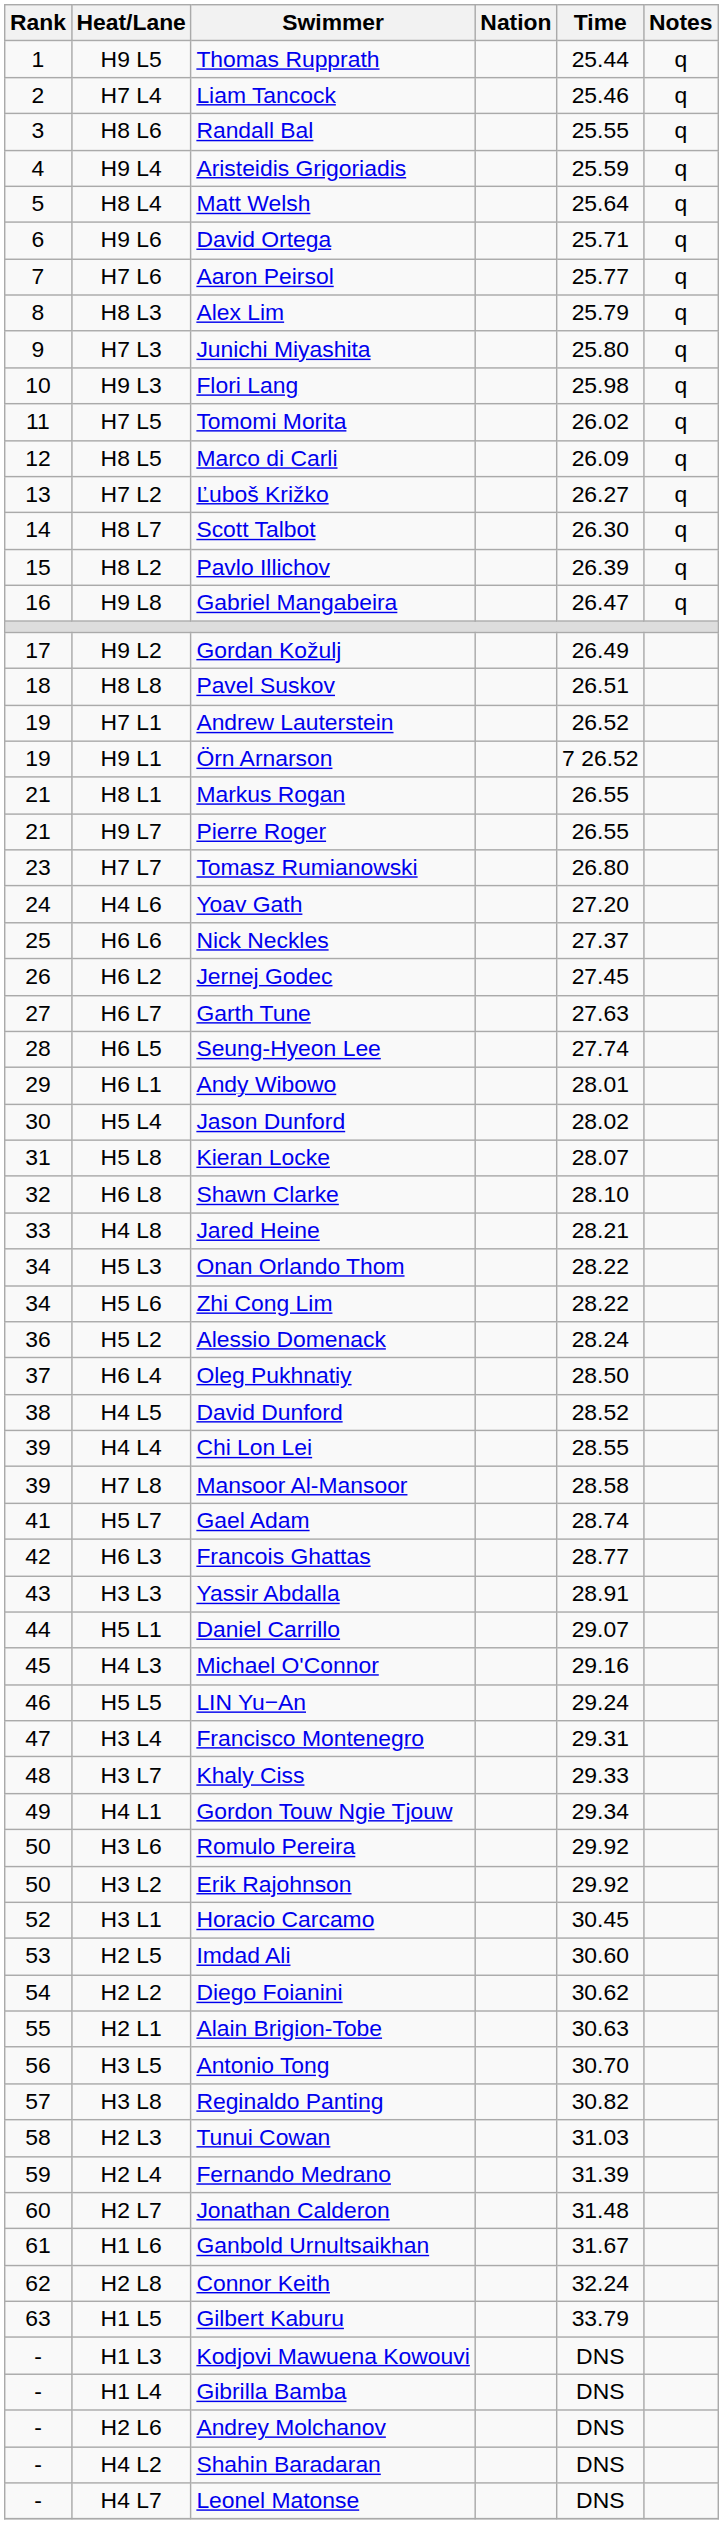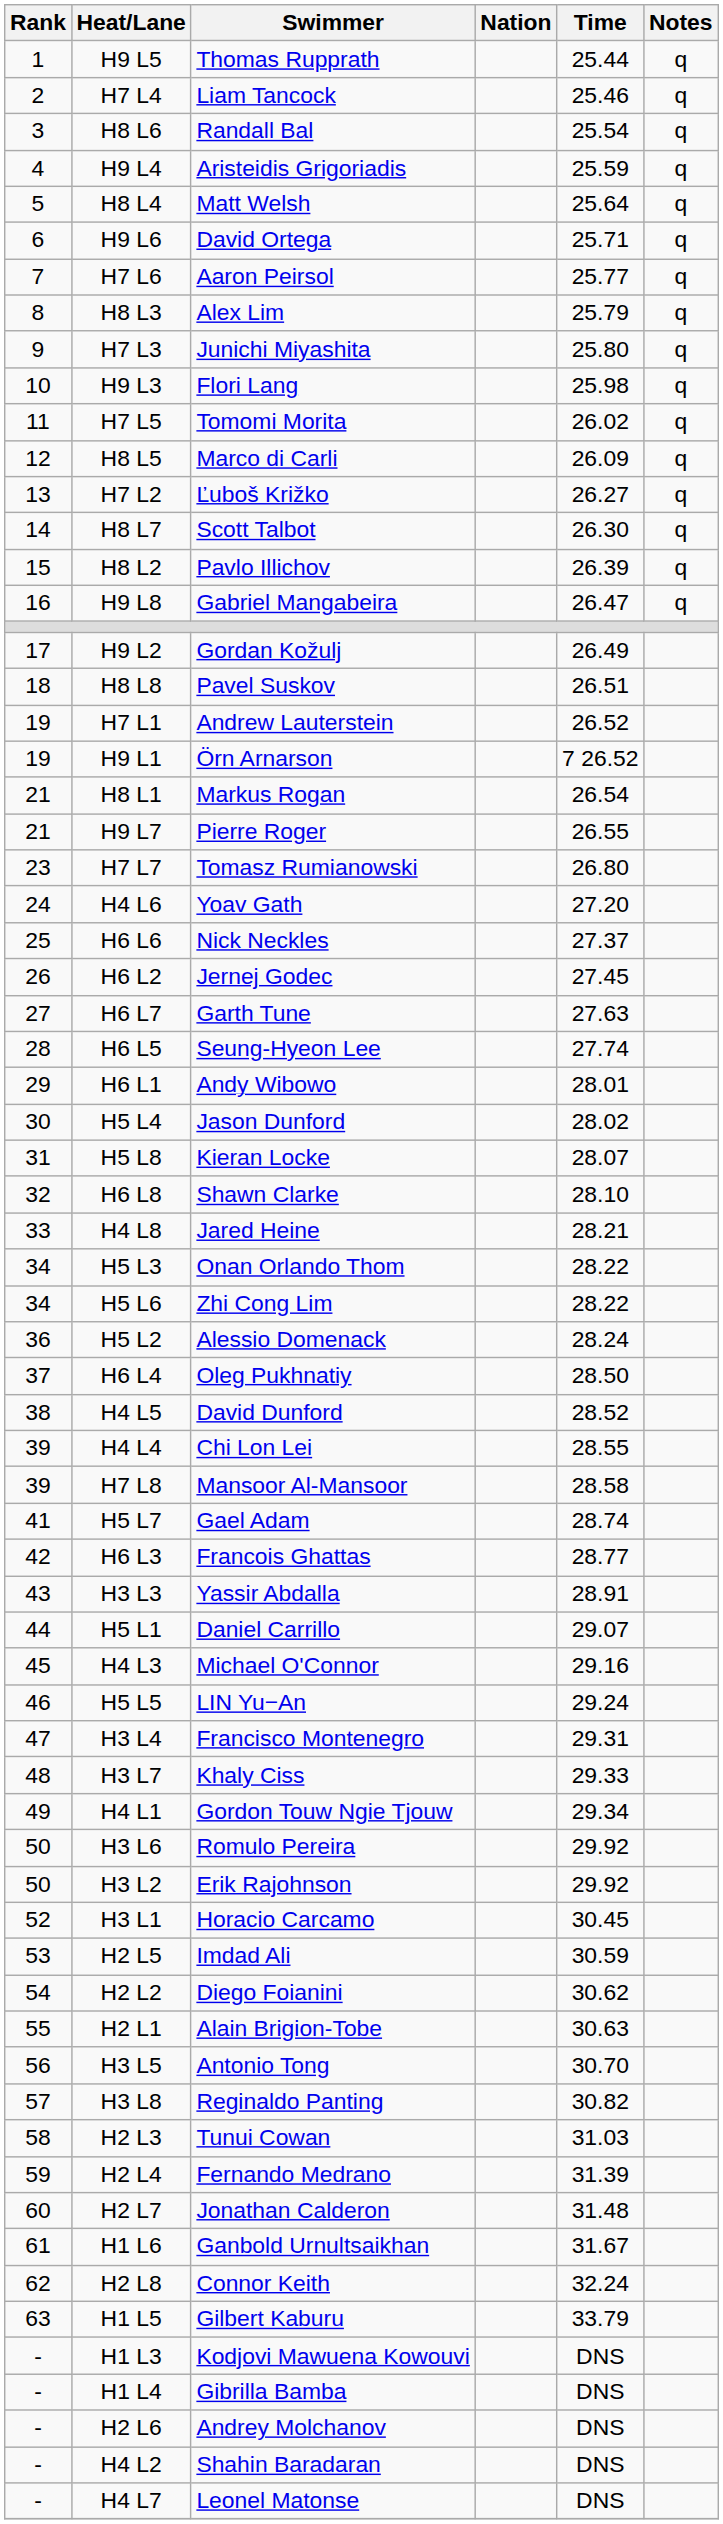(600, 131) 25.55 -> (600, 131) 25.54
(600, 795) 26.55 -> (600, 795) 26.54
(600, 1956) 30.60 -> (600, 1956) 30.59
